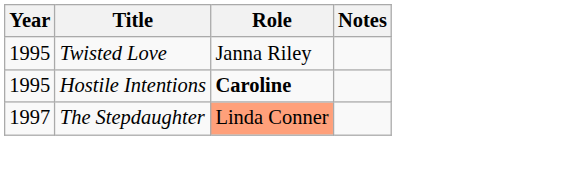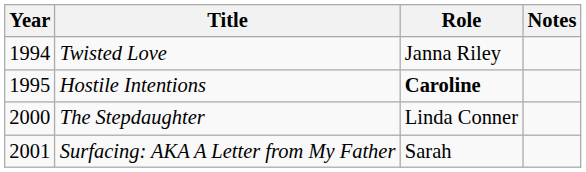(30, 53) 1995 -> (30, 53) 1994
(30, 118) 1997 -> (30, 118) 2000
(272, 118) lightsalmon background -> (461, 118) no background
+ row: (228, 150)
